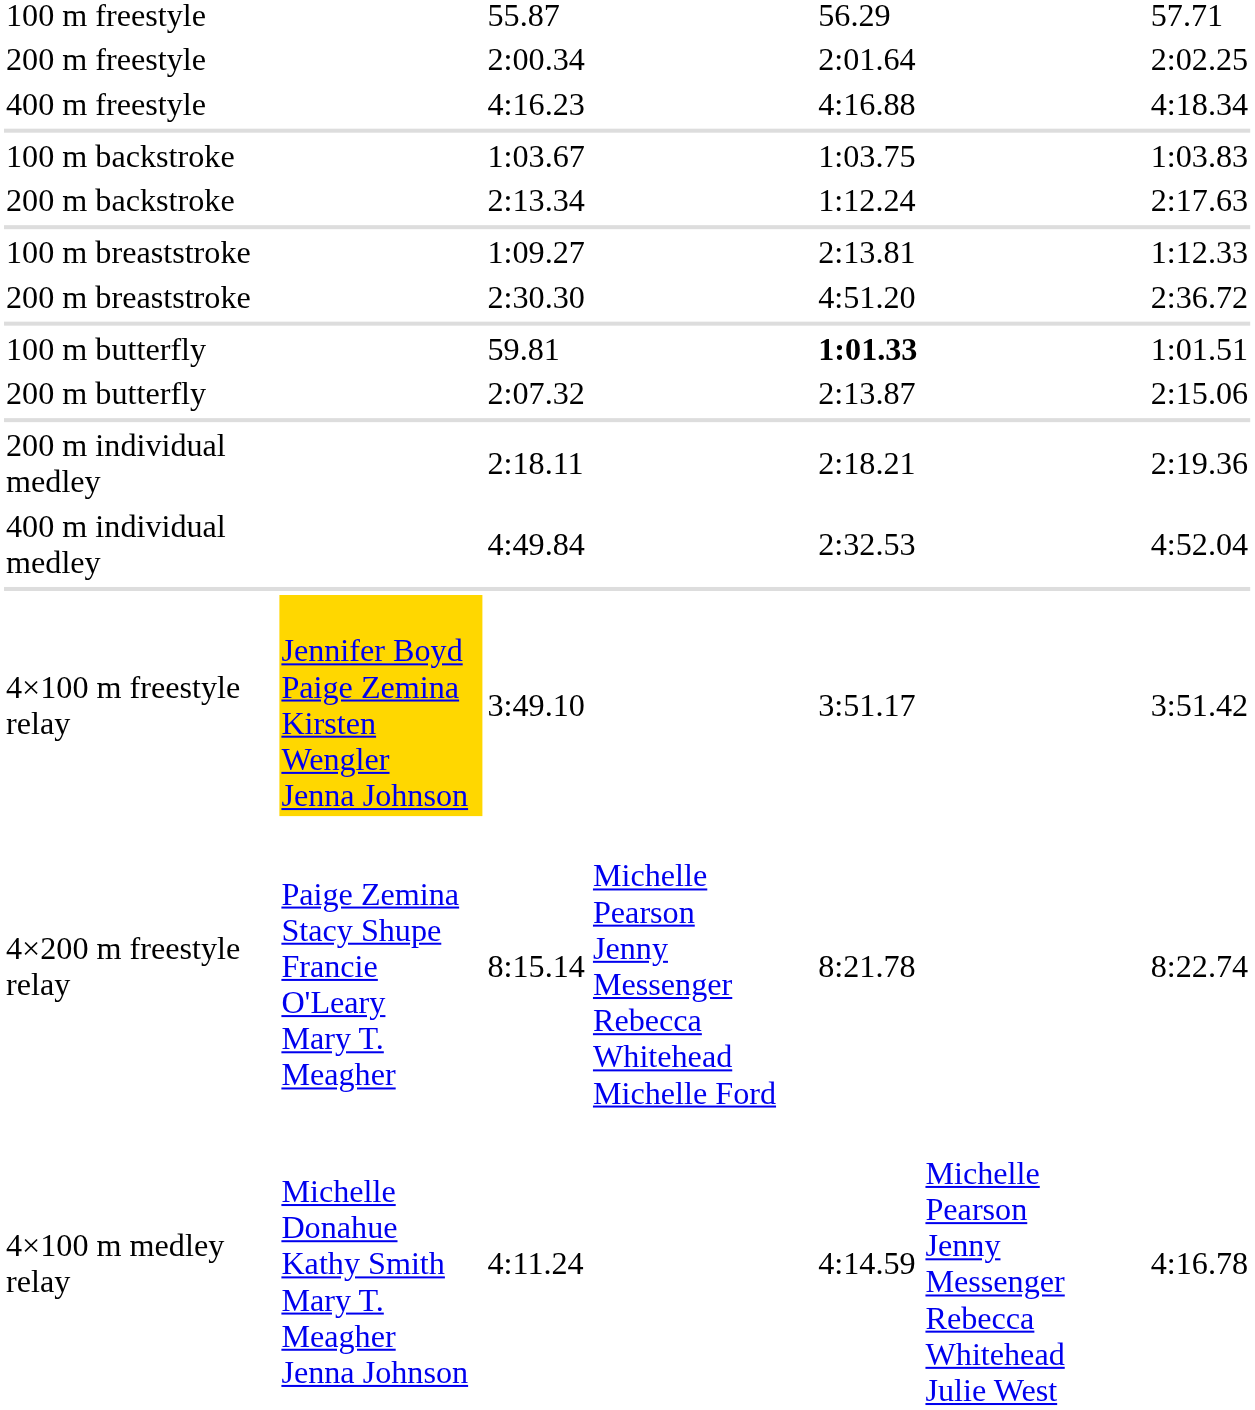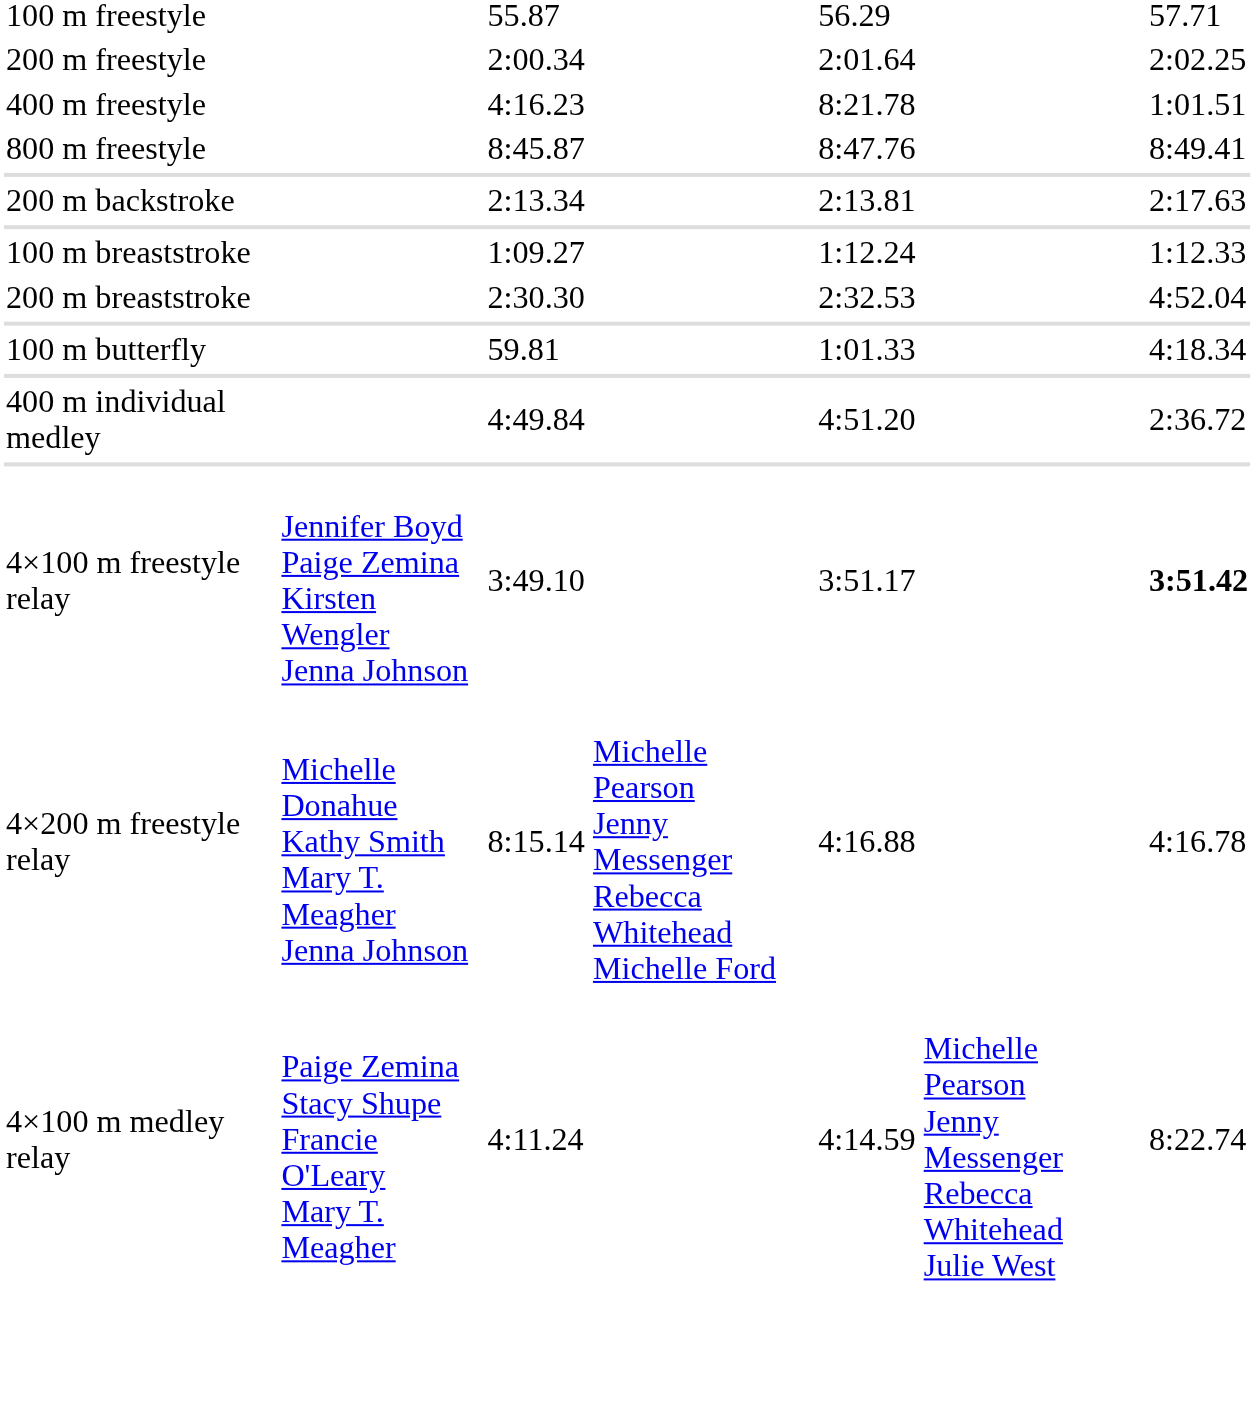(867, 104) 4:16.88 -> (867, 104) 8:21.78
(1199, 104) 4:18.34 -> (1198, 104) 1:01.51
+ row: (106, 148)
- row: (120, 156)
(867, 200) 1:12.24 -> (867, 200) 2:13.81
(867, 252) 2:13.81 -> (867, 252) 1:12.24
(867, 297) 4:51.20 -> (867, 297) 2:32.53
(1199, 297) 2:36.72 -> (1198, 297) 4:52.04
(868, 349) bold -> (867, 349) normal
(1199, 349) 1:01.51 -> (1198, 349) 4:18.34
- row: (106, 393)
- row: (116, 463)
(867, 544) 2:32.53 -> (867, 419) 4:51.20
(1199, 544) 4:52.04 -> (1198, 419) 2:36.72
(375, 723) gold background -> (375, 598) no background
(1199, 705) normal -> (1199, 580) bold
(370, 984) Paige Zemina Stacy Shupe Francie O'Leary Mary T. Meagher -> (375, 859) Michelle Donahue Kathy Smith Mary T. Meagher Jenna Johnson
(867, 966) 8:21.78 -> (867, 841) 4:16.88
(1199, 966) 8:22.74 -> (1198, 841) 4:16.78
(375, 1281) Michelle Donahue Kathy Smith Mary T. Meagher Jenna Johnson -> (370, 1157) Paige Zemina Stacy Shupe Francie O'Leary Mary T. Meagher
(1199, 1263) 4:16.78 -> (1198, 1139) 8:22.74
